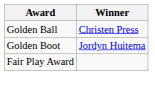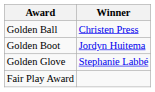+ row: (36, 62)
